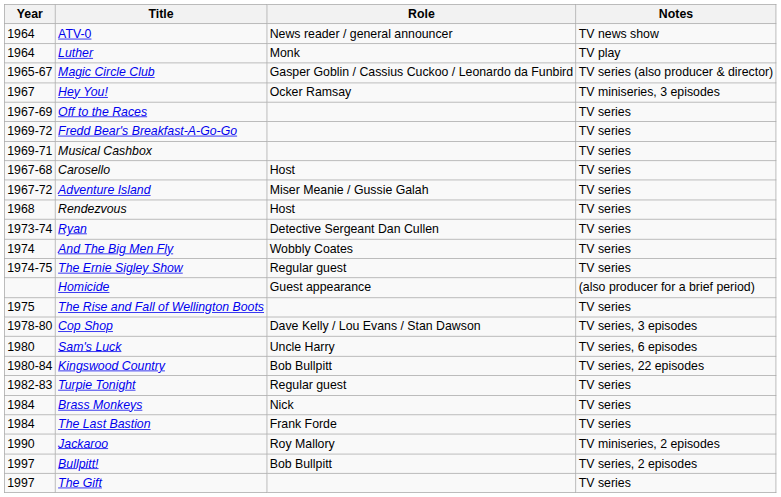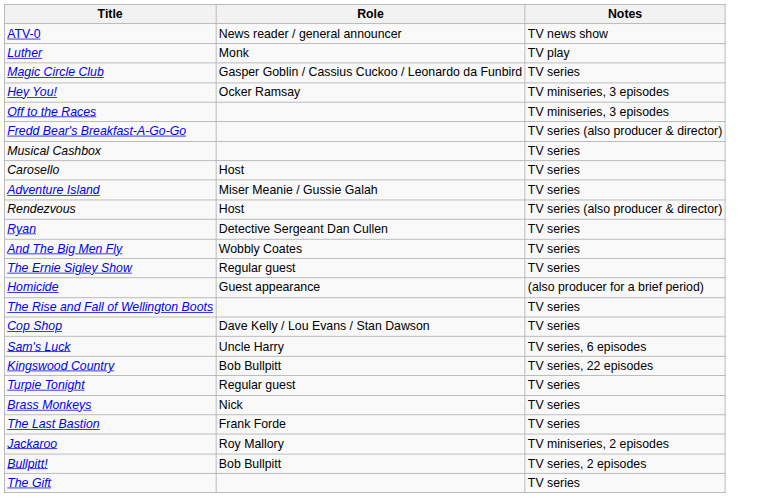- column: (30, 14)
(676, 72) TV series (also producer & director) -> (554, 72) TV series
(605, 111) TV series -> (598, 111) TV miniseries, 3 episodes
(605, 131) TV series -> (625, 131) TV series (also producer & director)
(605, 209) TV series -> (625, 209) TV series (also producer & director)
(638, 326) TV series, 3 episodes -> (554, 326) TV series
